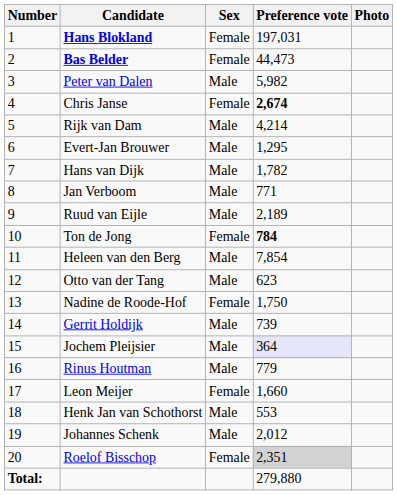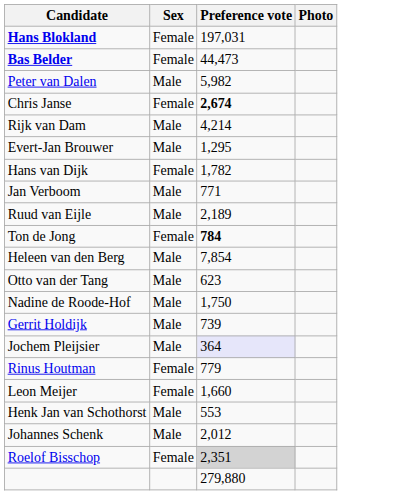- column: (32, 15)
(223, 170) Male -> (173, 170) Female
(229, 302) Female -> (167, 302) Male
(223, 368) Male -> (173, 368) Female
